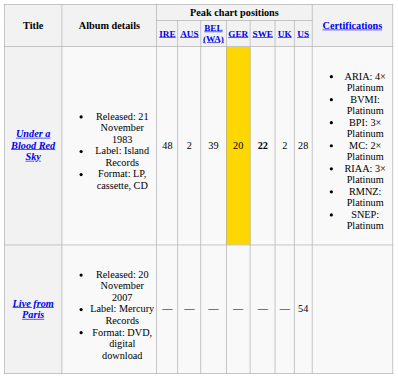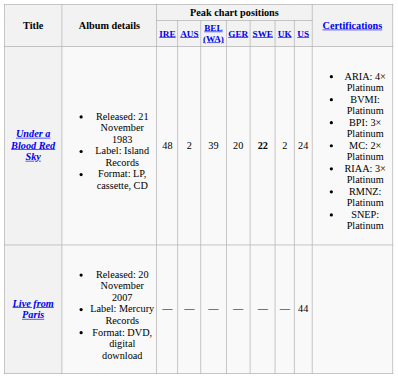(238, 145) gold background -> (238, 145) no background
(303, 145) 28 -> (303, 145) 24
(303, 309) 54 -> (303, 309) 44
